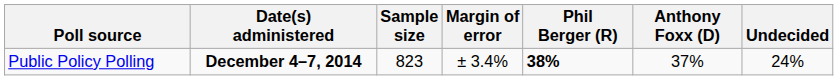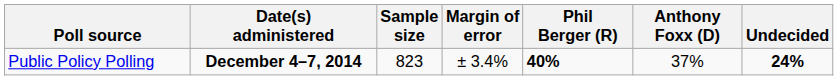(543, 61) 38% -> (543, 61) 40%
(788, 61) normal -> (788, 61) bold
